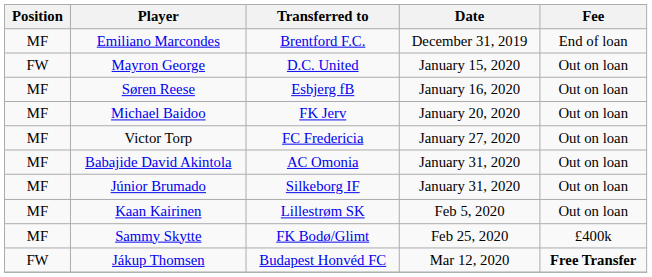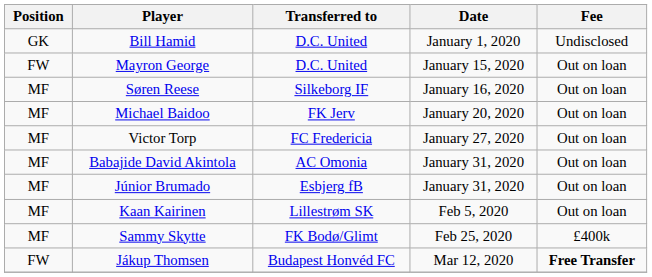- row: (158, 41)
+ row: (162, 41)
(323, 89) Esbjerg fB -> (331, 89) Silkeborg IF
(323, 187) Silkeborg IF -> (331, 187) Esbjerg fB
